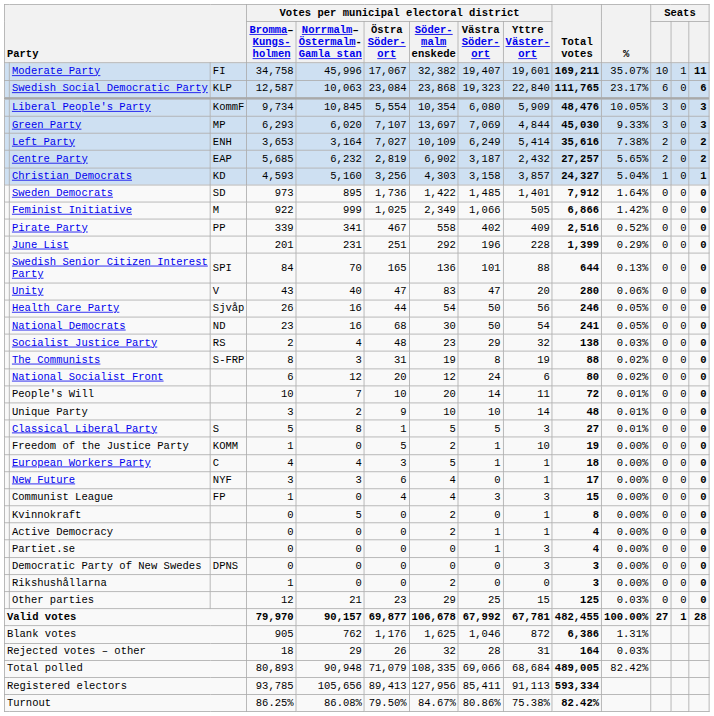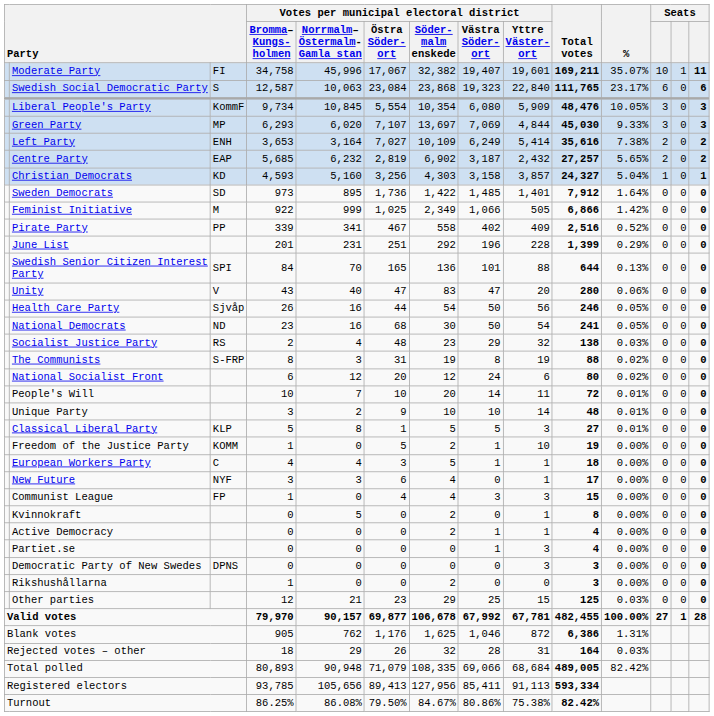(222, 89) KLP -> (216, 89) S
(216, 429) S -> (222, 429) KLP
